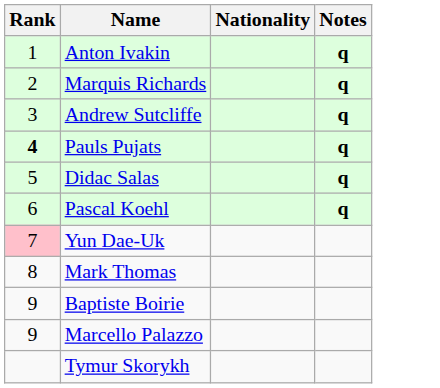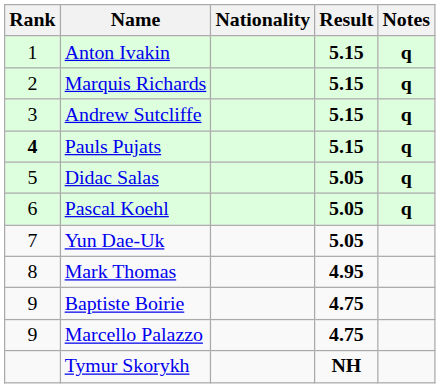+ column: (346, 20)
(32, 240) pink background -> (32, 240) no background
